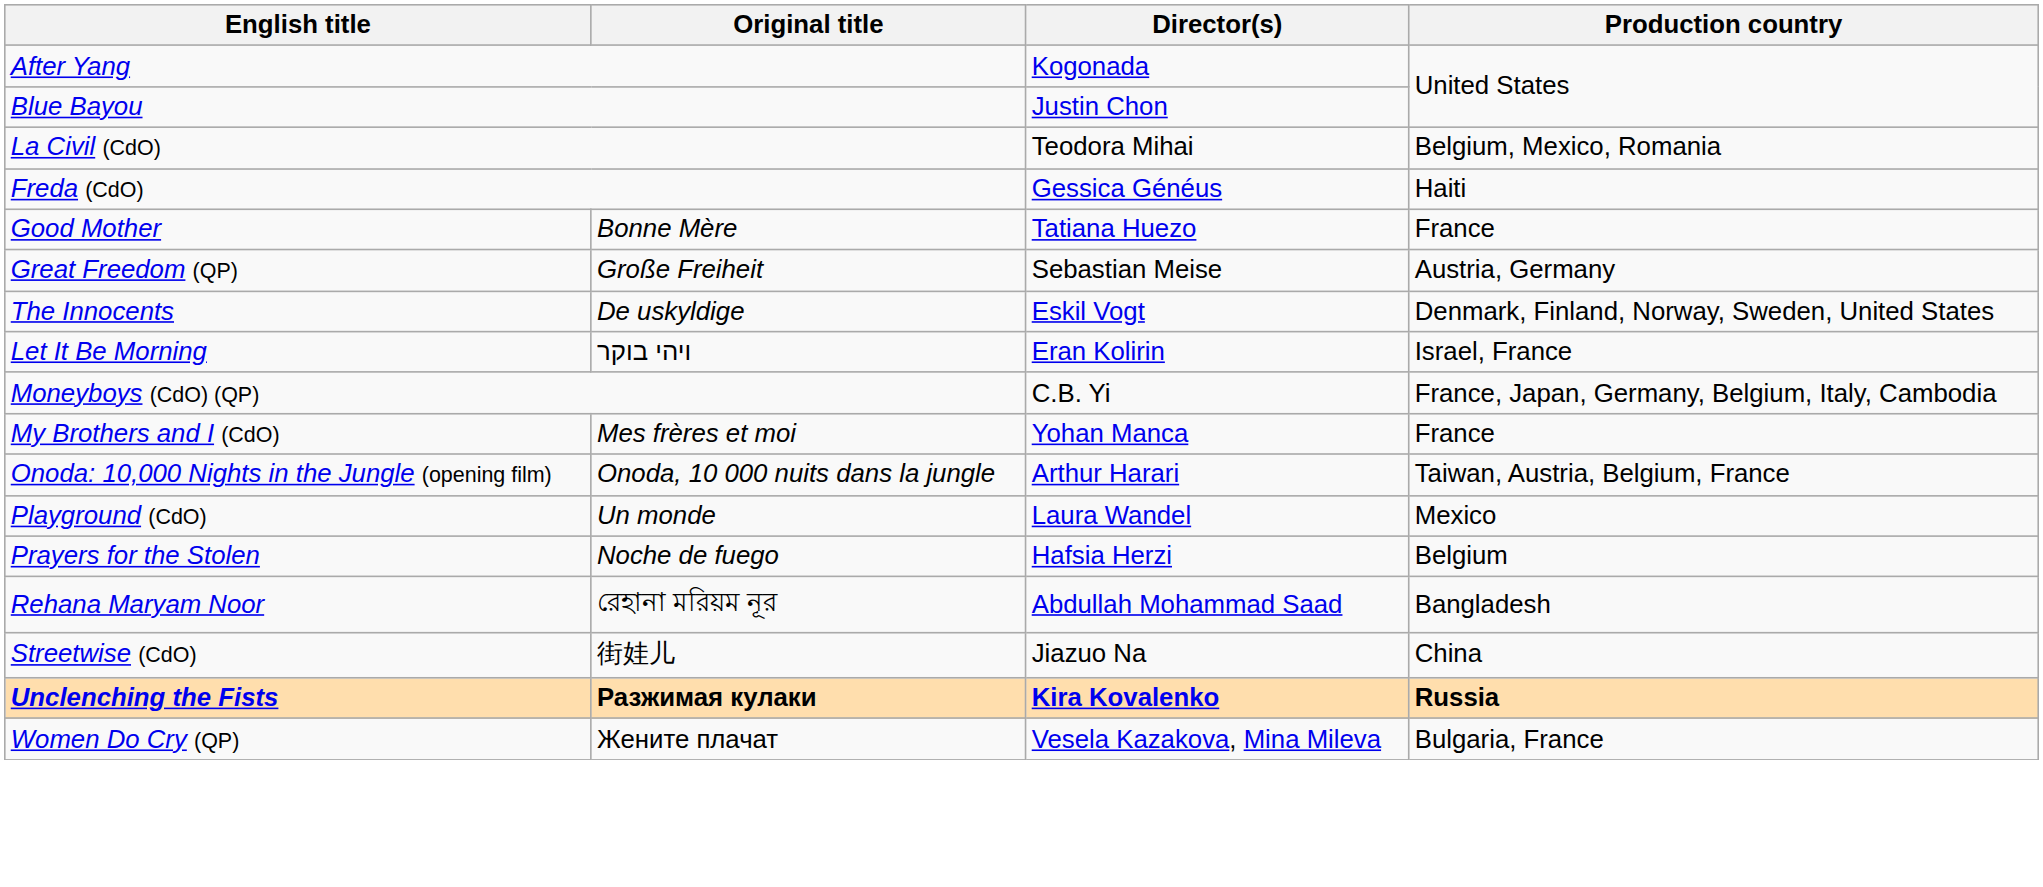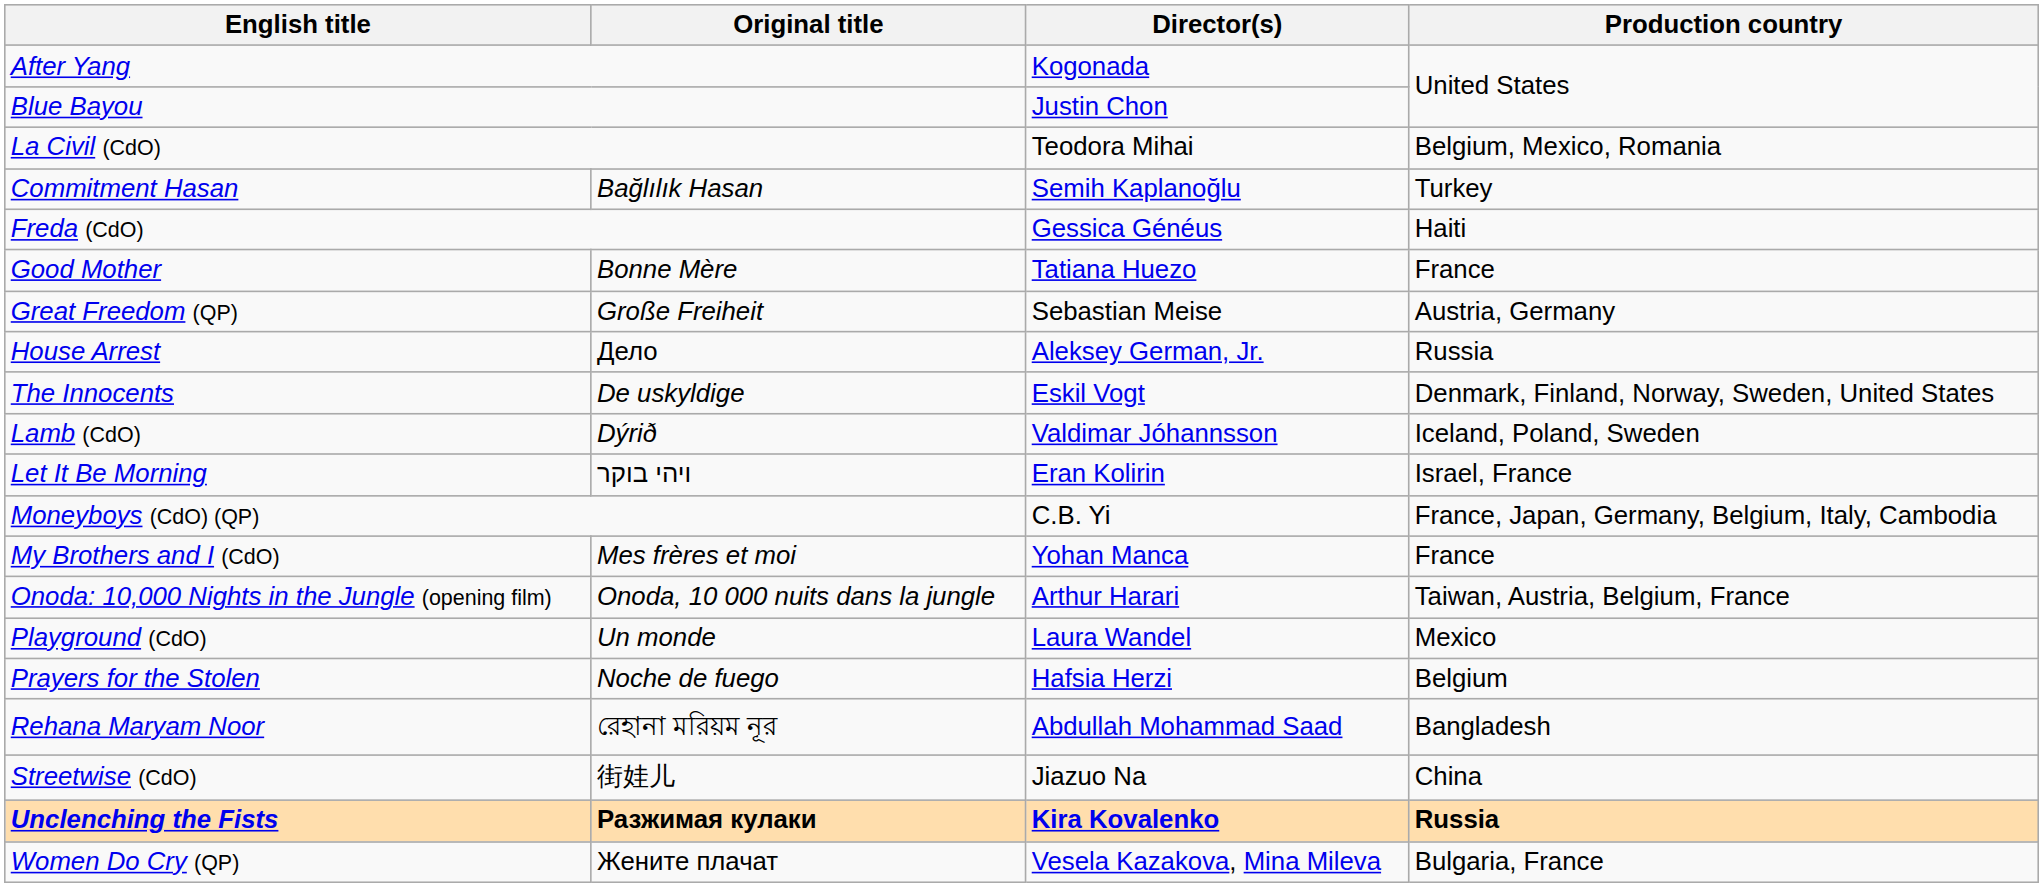+ row: (125, 188)
+ row: (85, 351)
+ row: (76, 433)
